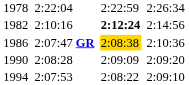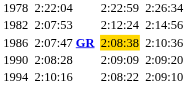(54, 25) 2:10:16 -> (54, 25) 2:07:53
(121, 25) bold -> (120, 25) normal
(54, 77) 2:07:53 -> (54, 77) 2:10:16
